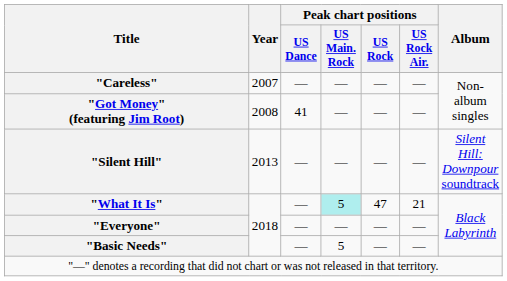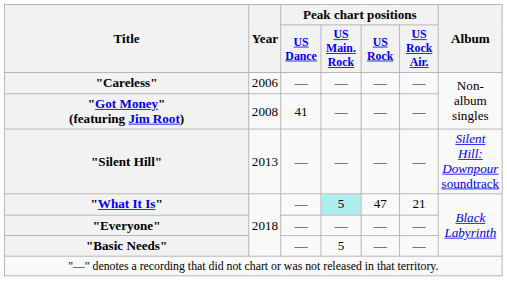(265, 83) 2007 -> (265, 83) 2006
